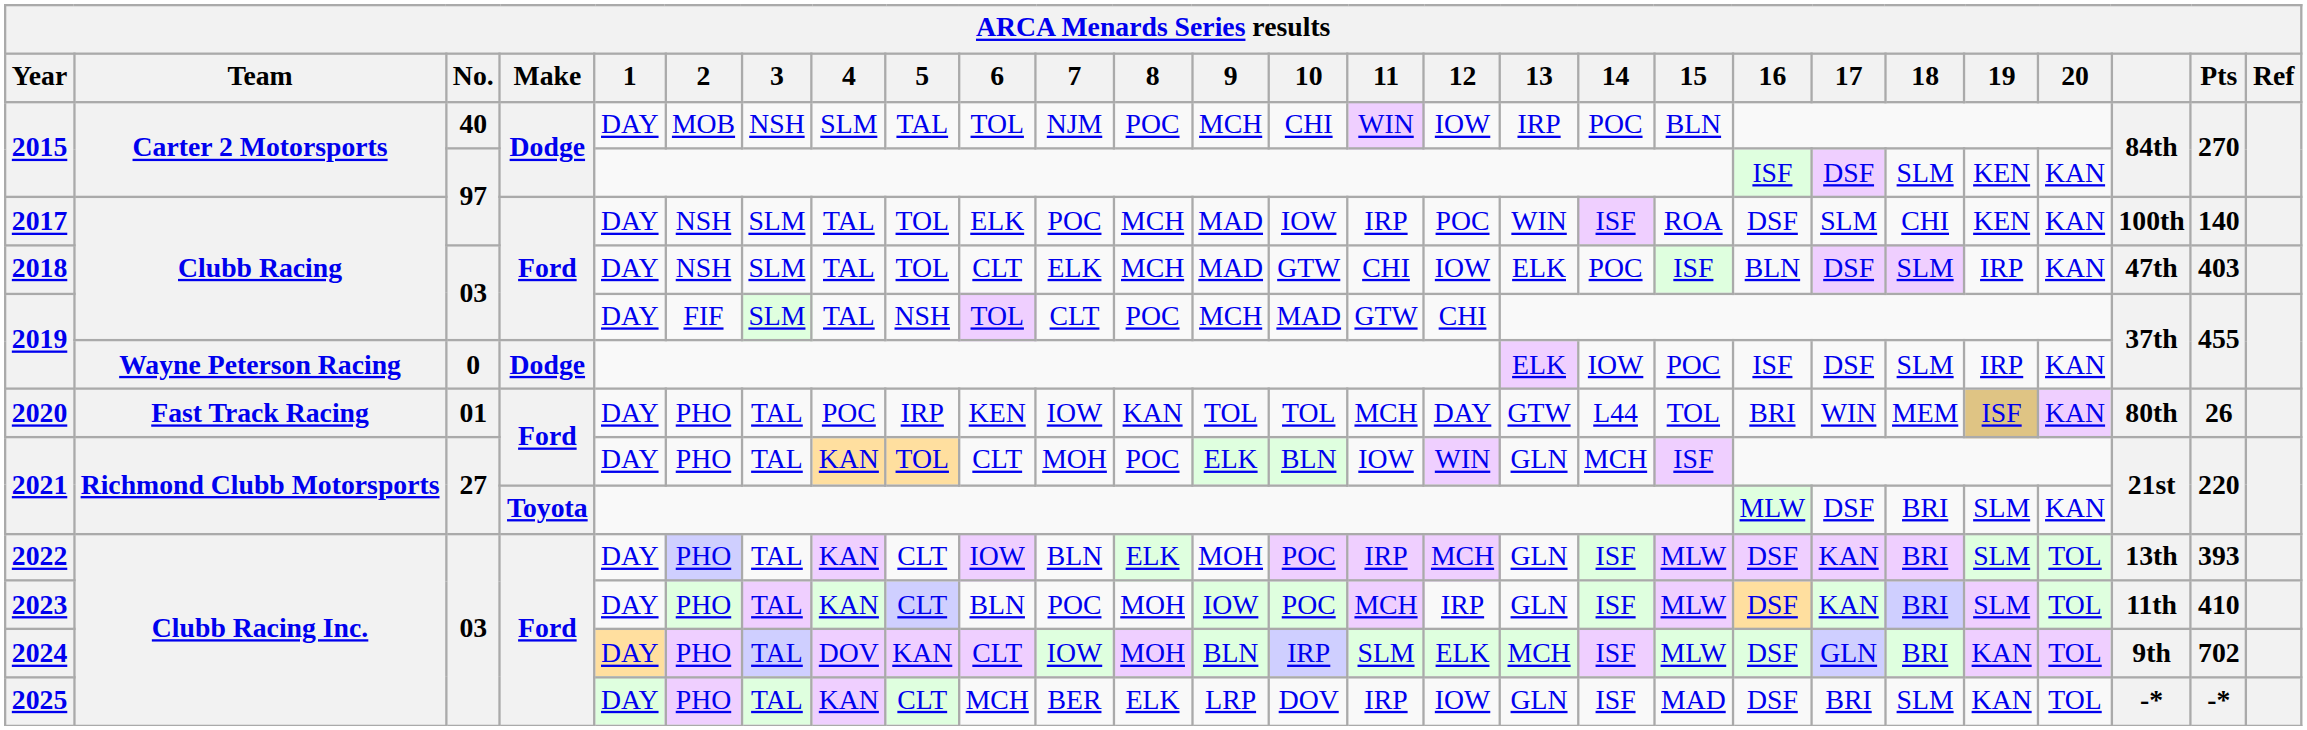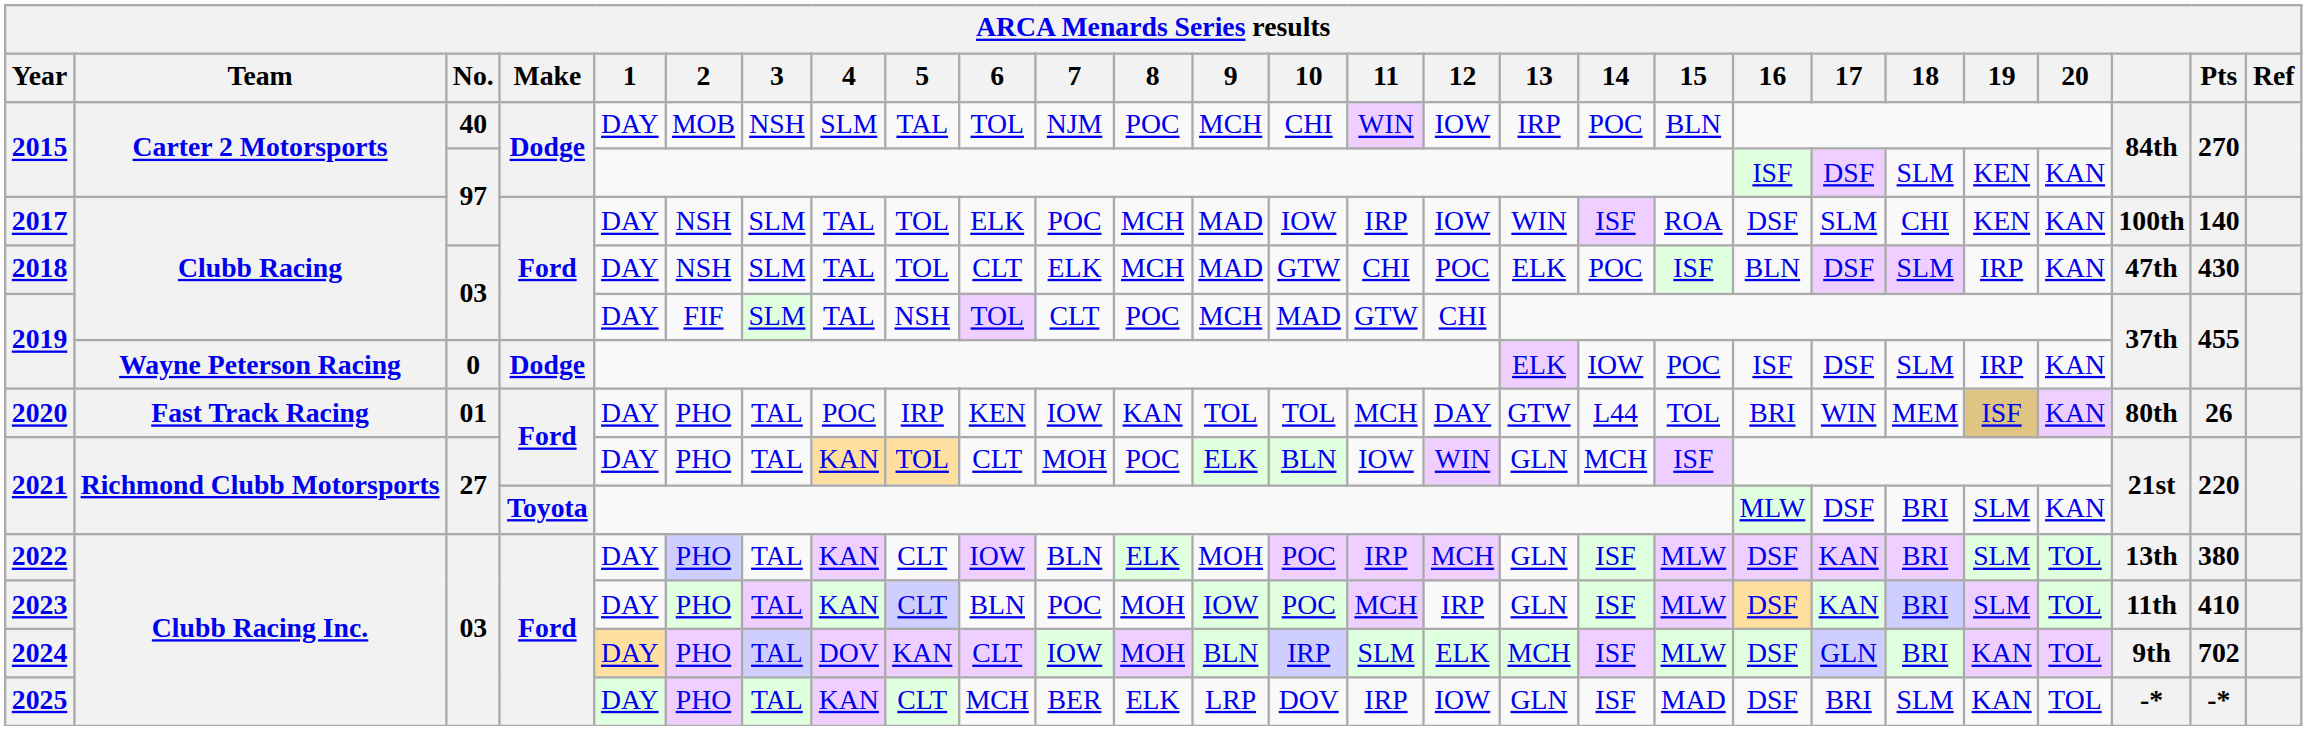(1463, 220) POC -> (1463, 220) IOW
(1463, 268) IOW -> (1463, 268) POC
(2219, 268) 403 -> (2219, 268) 430
(2219, 556) 393 -> (2219, 556) 380
